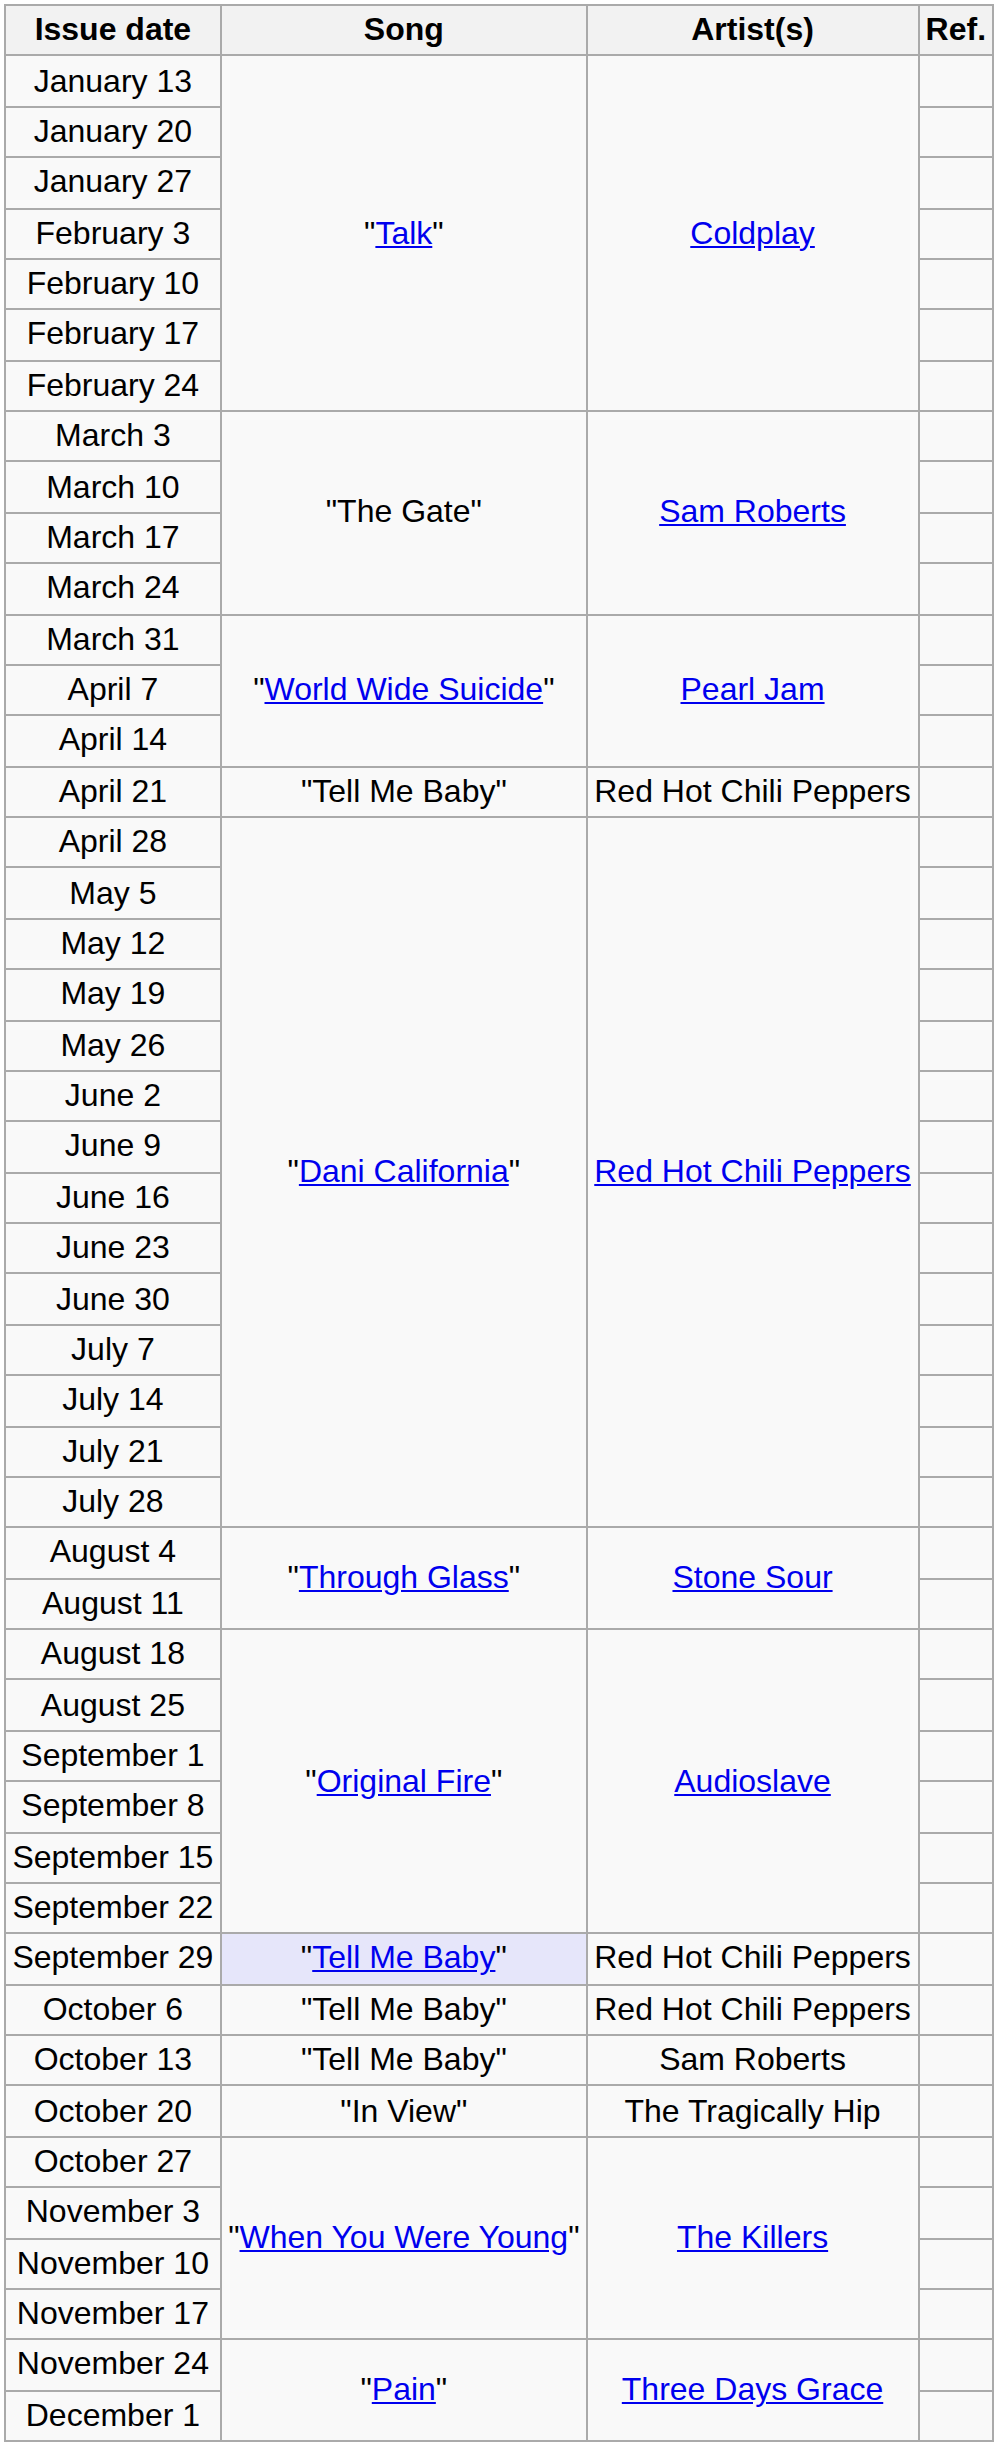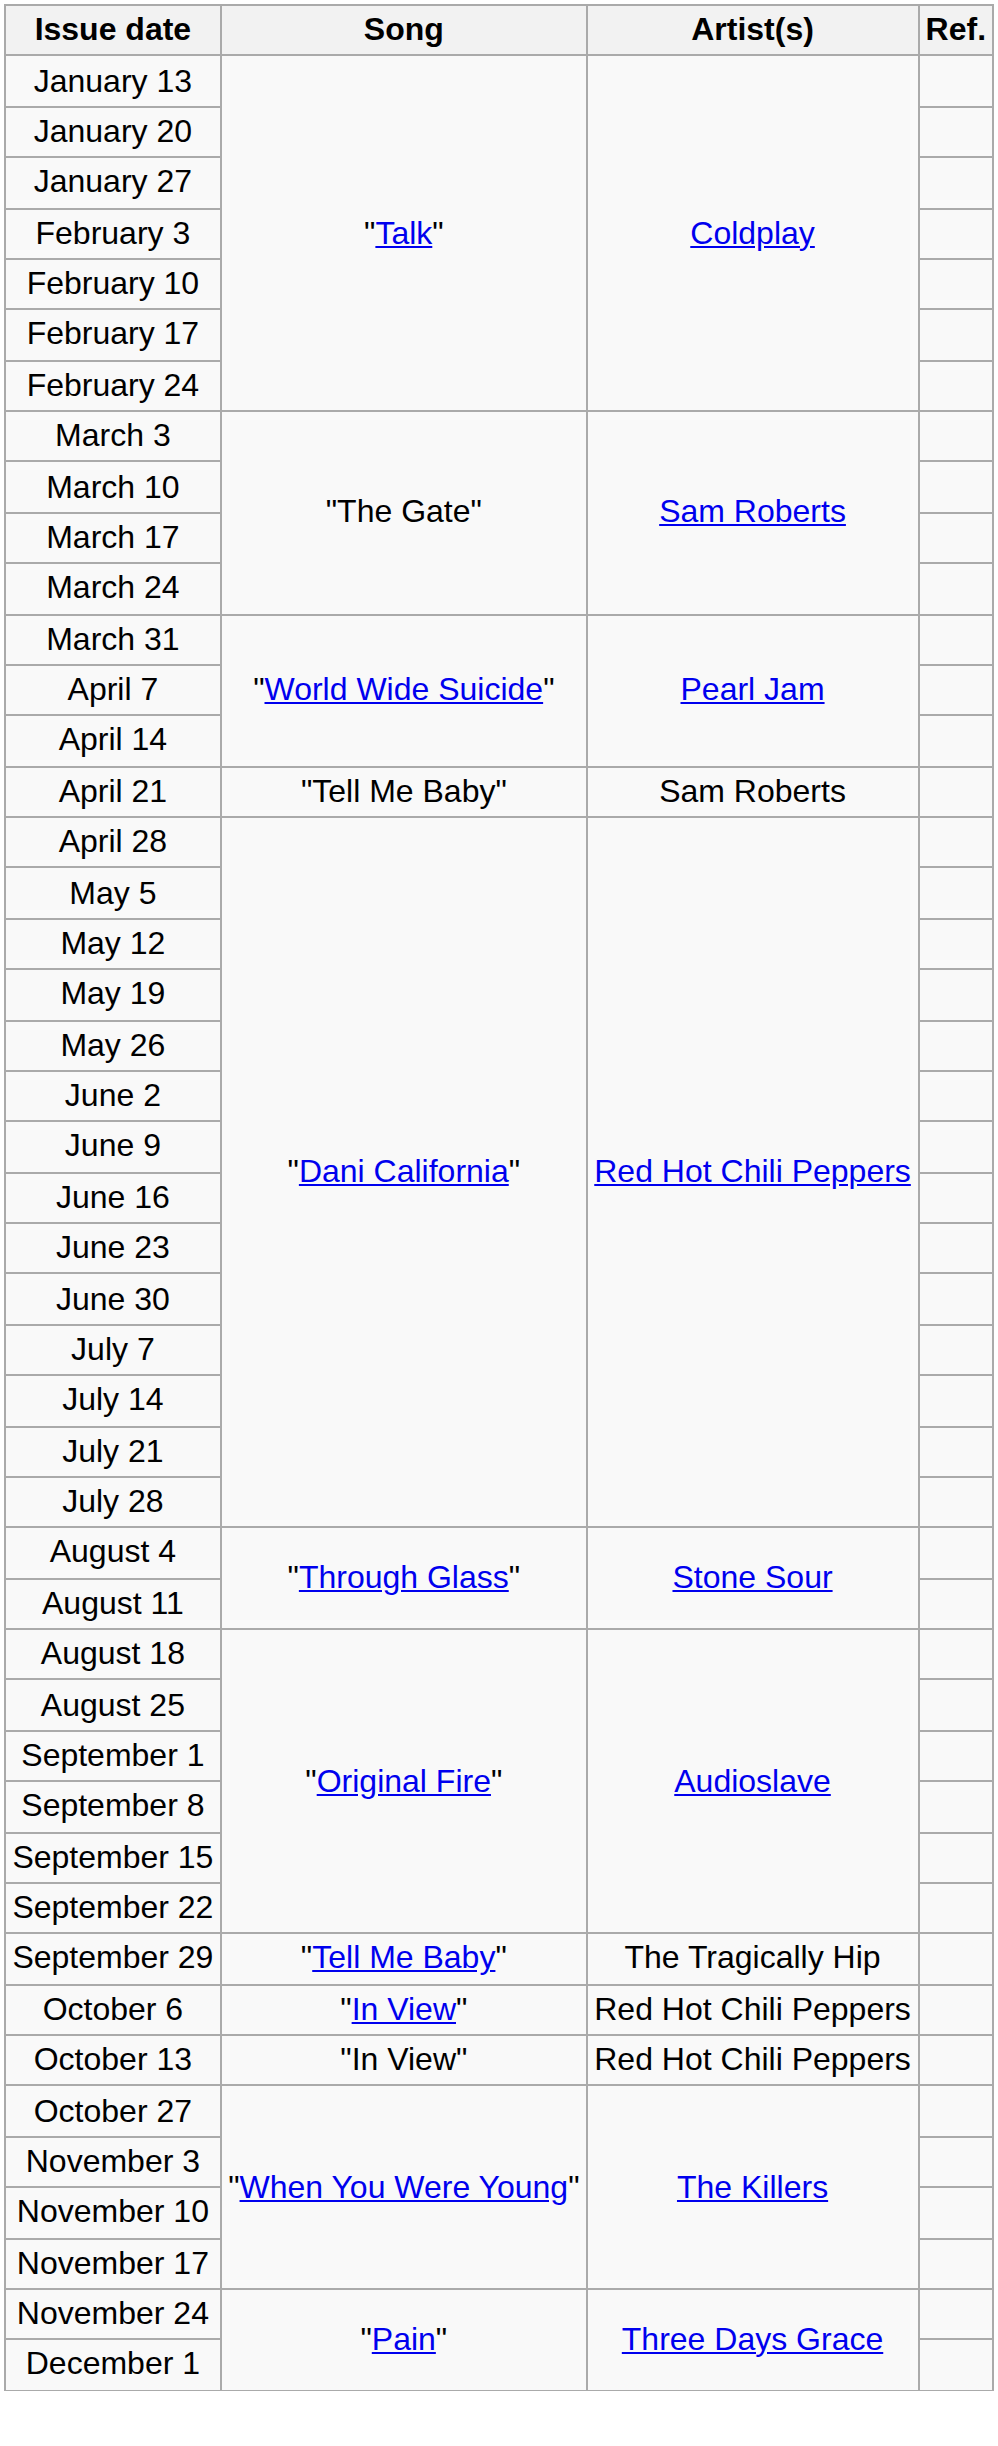(753, 791) Red Hot Chili Peppers -> (753, 791) Sam Roberts
(404, 1958) lavender background -> (404, 1958) no background
(753, 1958) Red Hot Chili Peppers -> (753, 1958) The Tragically Hip
(404, 2009) "Tell Me Baby" -> (404, 2009) "In View"
(404, 2059) "Tell Me Baby" -> (404, 2059) "In View"
(753, 2059) Sam Roberts -> (753, 2059) Red Hot Chili Peppers
- row: (113, 2110)
